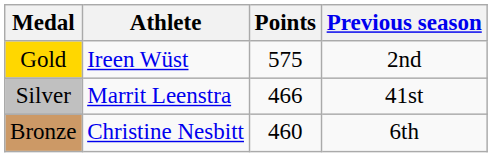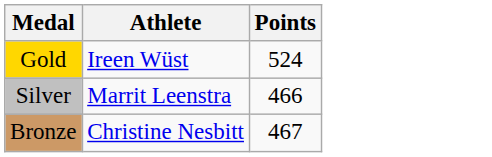- column: (404, 22)
(285, 59) 575 -> (285, 59) 524
(285, 132) 460 -> (285, 132) 467
